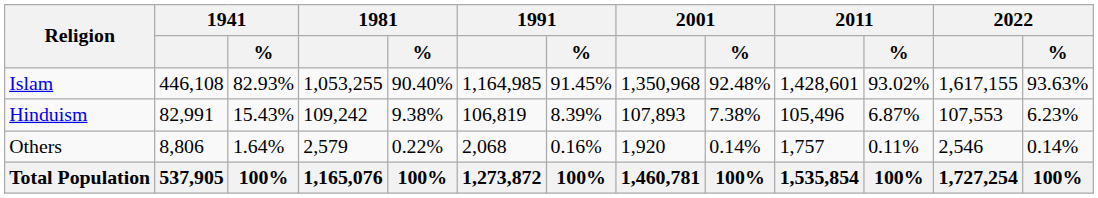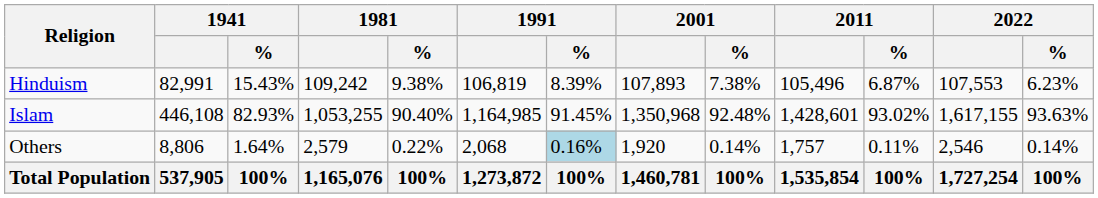rows swapped: (31, 83) <-> (48, 114)
(576, 146) no background -> (576, 146) lightblue background
